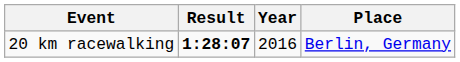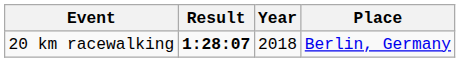(278, 44) 2016 -> (278, 44) 2018
